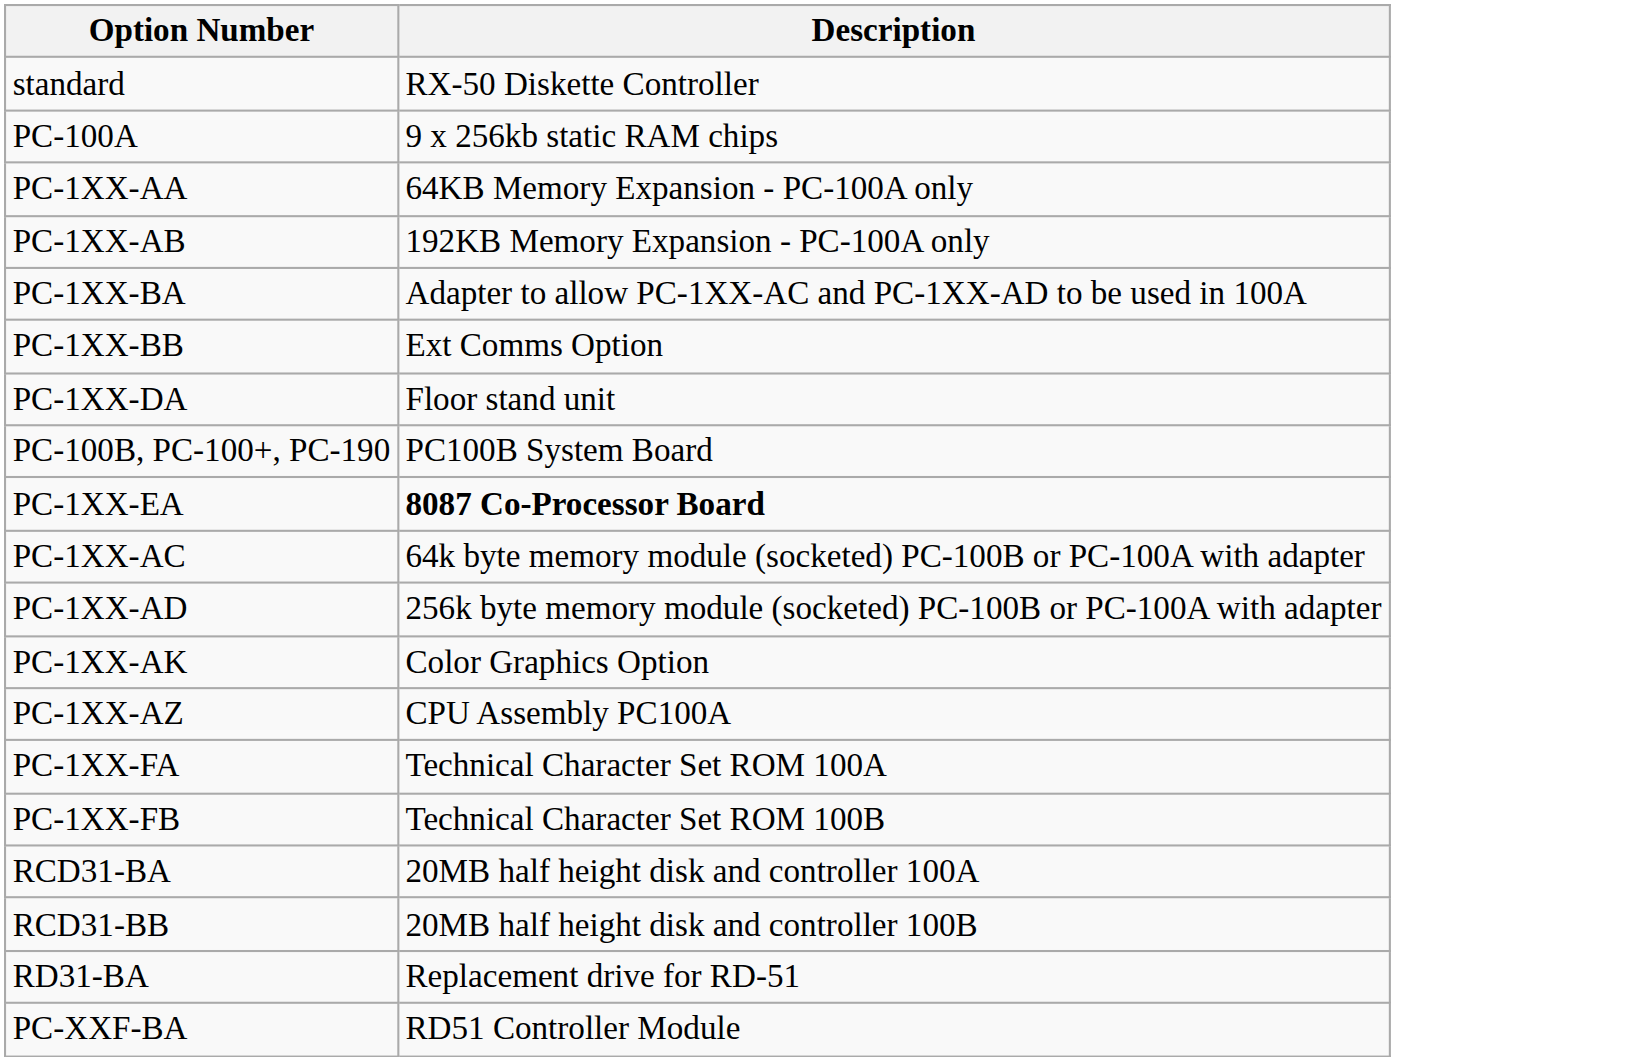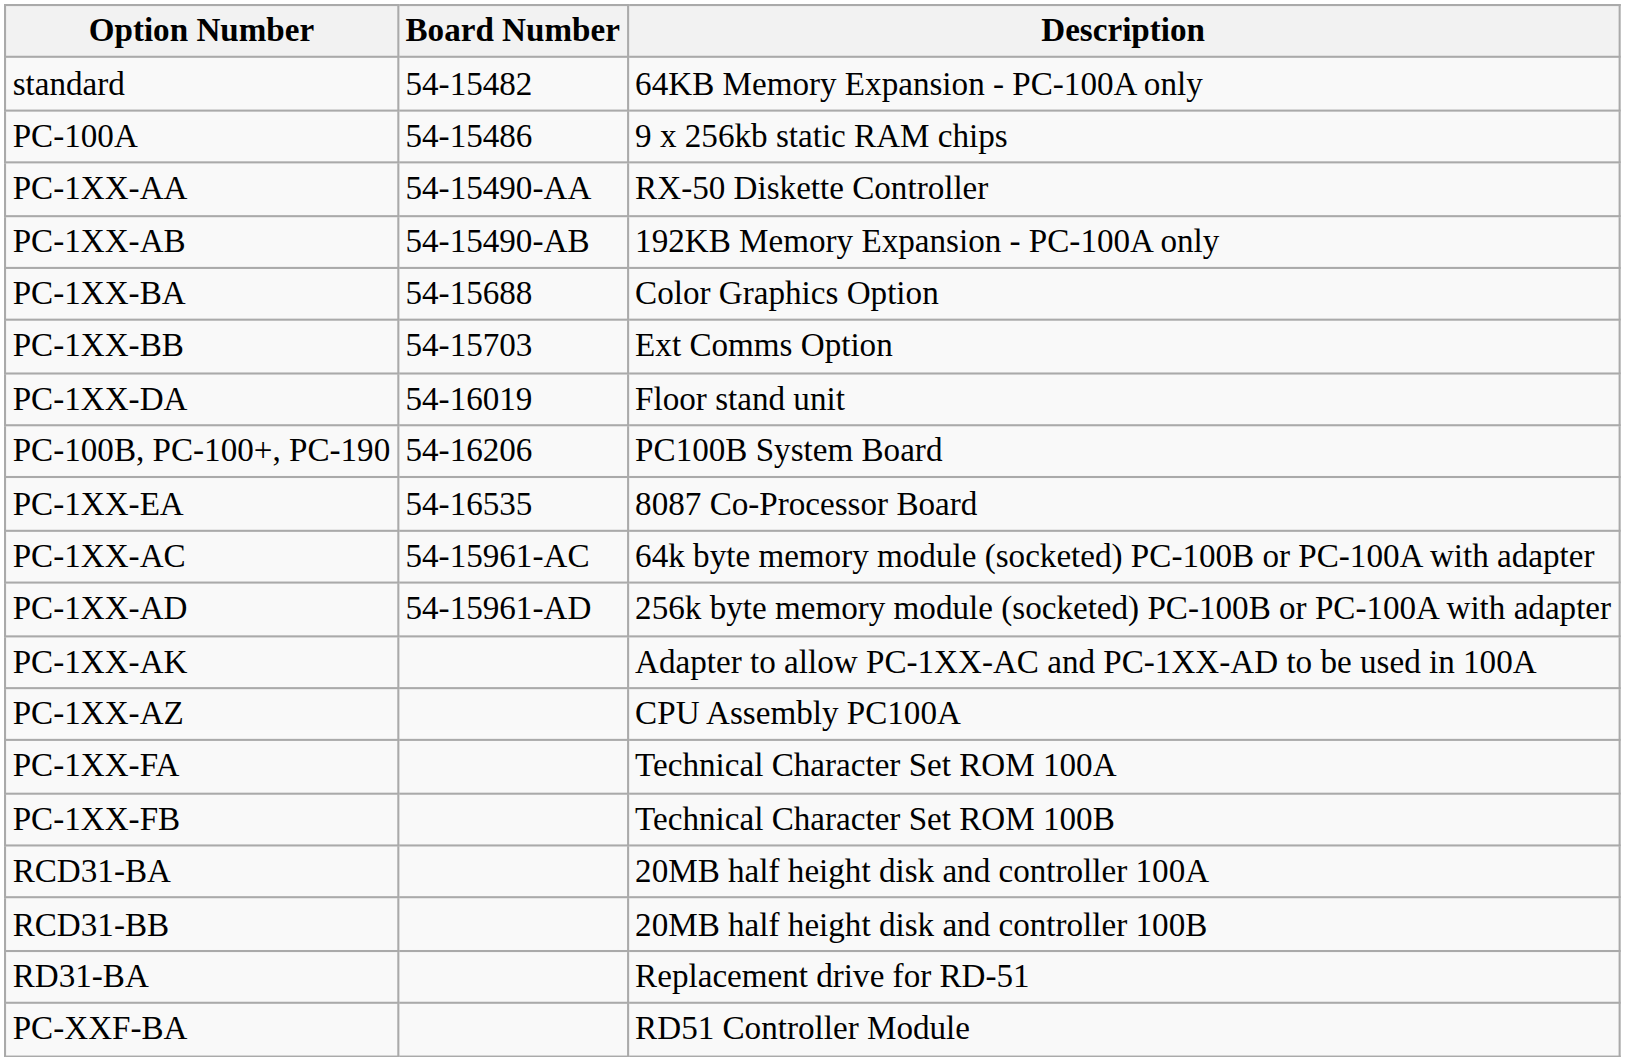+ column: (513, 30)
(582, 83) RX-50 Diskette Controller -> (919, 83) 64KB Memory Expansion - PC-100A only
(689, 188) 64KB Memory Expansion - PC-100A only -> (812, 188) RX-50 Diskette Controller
(856, 293) Adapter to allow PC-1XX-AC and PC-1XX-AD to be used in 100A -> (787, 293) Color Graphics Option
(585, 503) bold -> (806, 503) normal
(557, 661) Color Graphics Option -> (1086, 661) Adapter to allow PC-1XX-AC and PC-1XX-AD to be used in 100A
